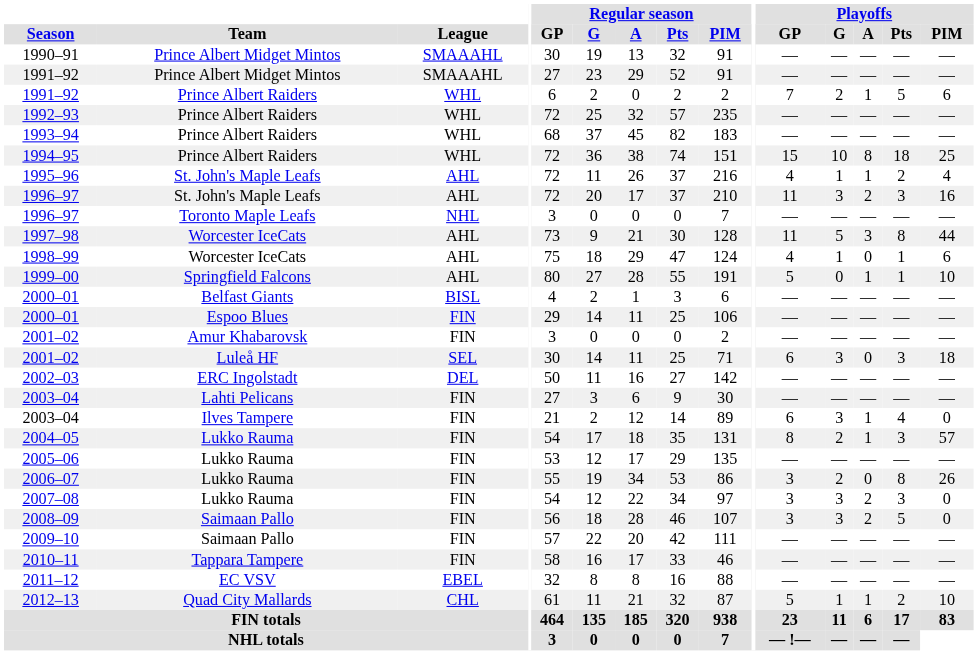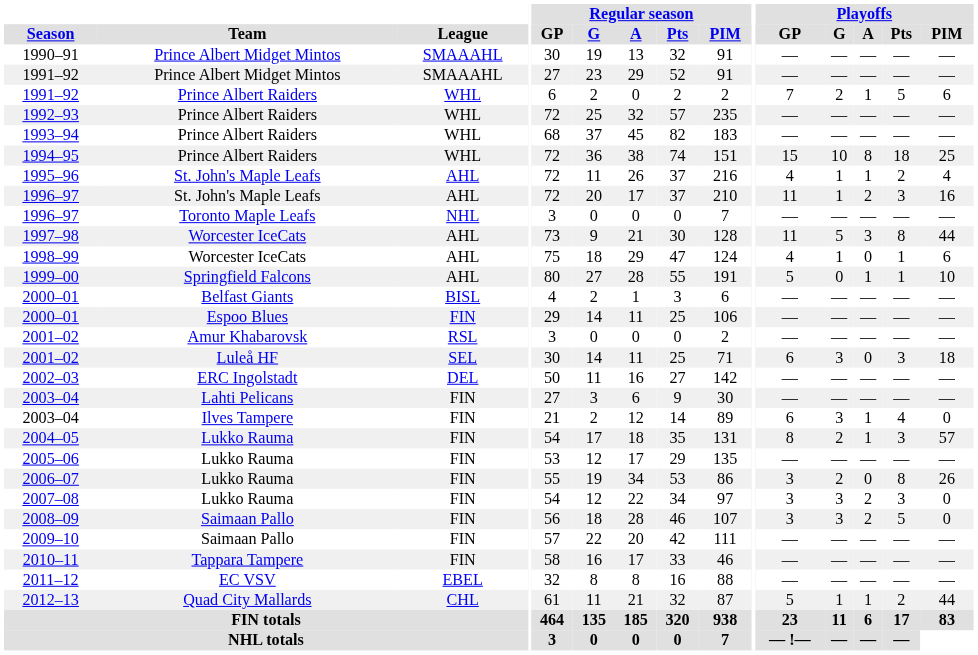(839, 195) 3 -> (839, 195) 1
(463, 337) FIN -> (463, 337) RSL
(947, 599) 10 -> (947, 599) 44
